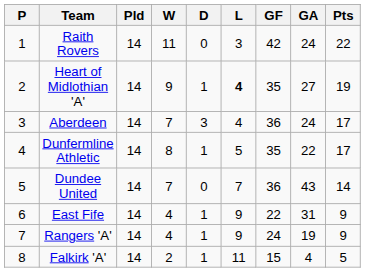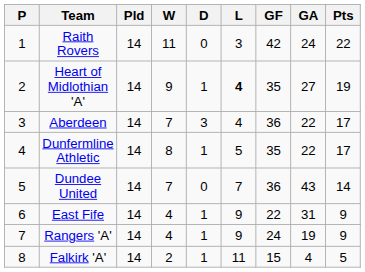(308, 122) 24 -> (308, 122) 22
